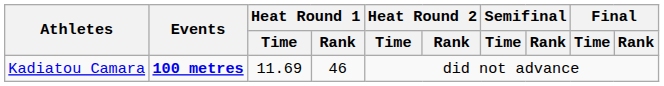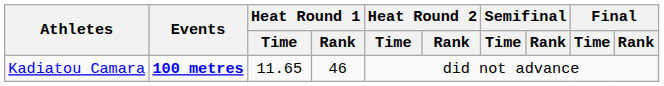(279, 68) 11.69 -> (279, 68) 11.65
